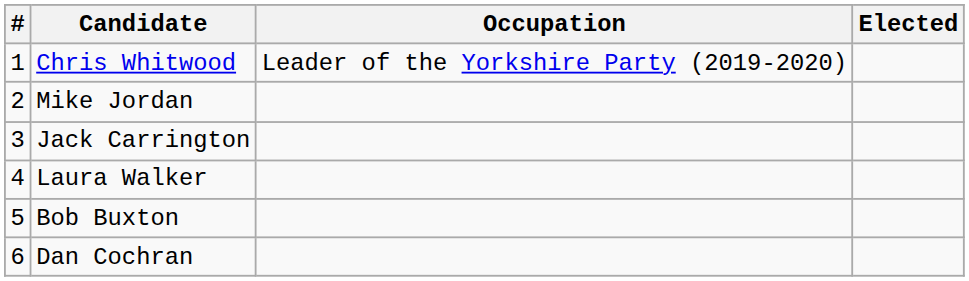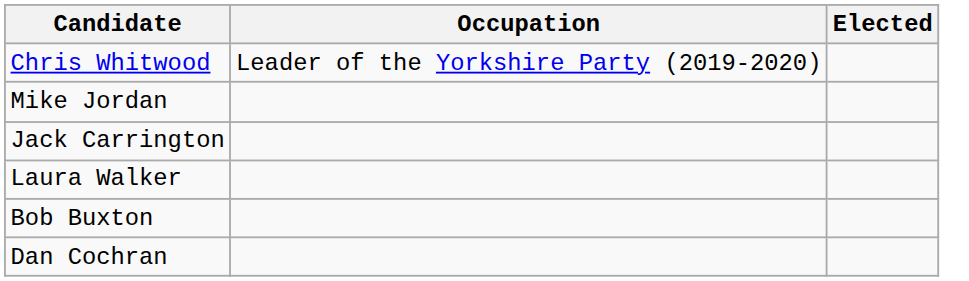- column: (18, 24)
